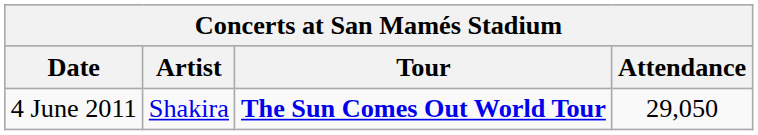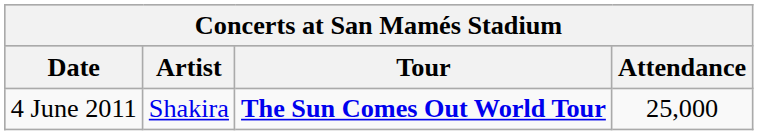(682, 108) 29,050 -> (682, 108) 25,000
